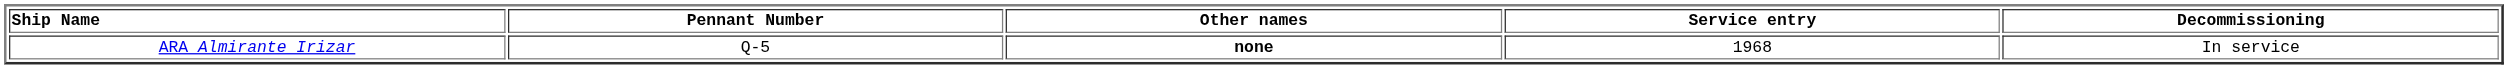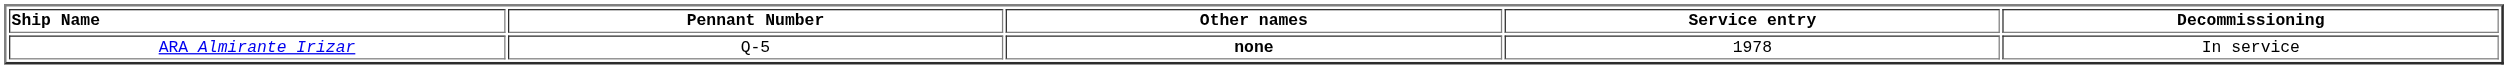(1752, 47) 1968 -> (1752, 47) 1978
